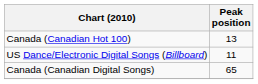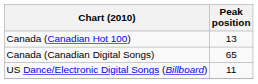rows swapped: (80, 70) <-> (107, 54)
